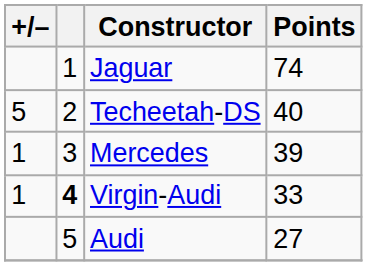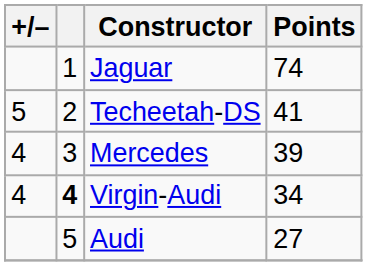(288, 111) 40 -> (288, 111) 41
(19, 153) 1 -> (19, 153) 4
(19, 196) 1 -> (19, 196) 4
(288, 196) 33 -> (288, 196) 34
